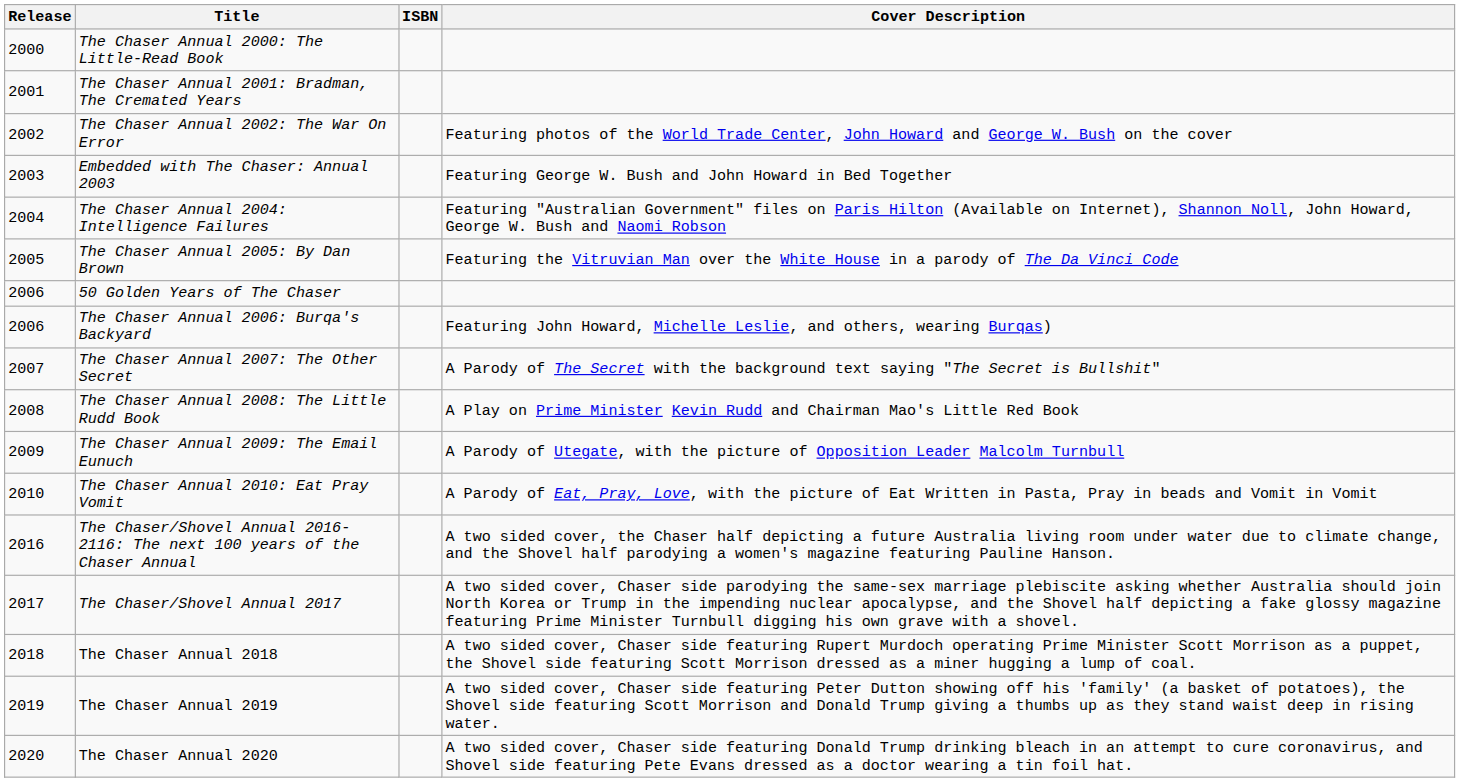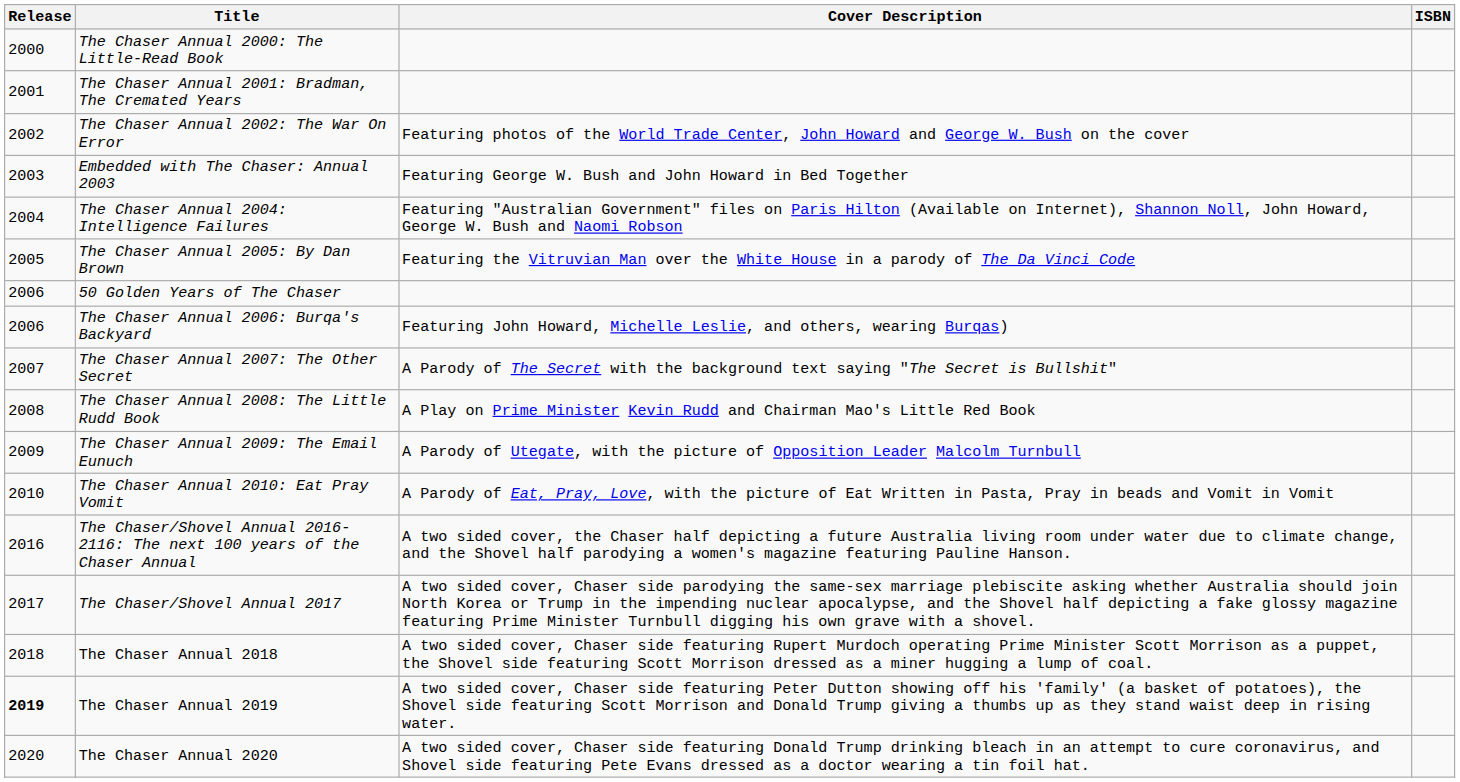columns swapped: (420, 17) <-> (948, 17)
(26, 706) normal -> (26, 706) bold
